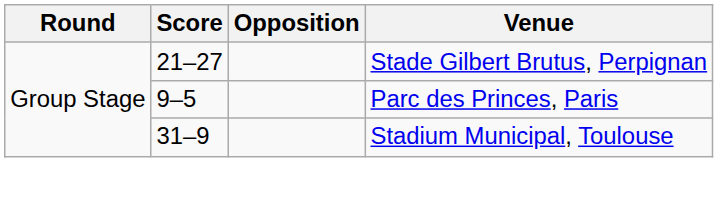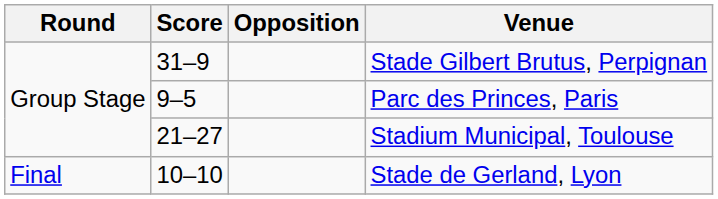(190, 61) 21–27 -> (183, 61) 31–9
(183, 136) 31–9 -> (190, 136) 21–27
+ row: (496, 174)
